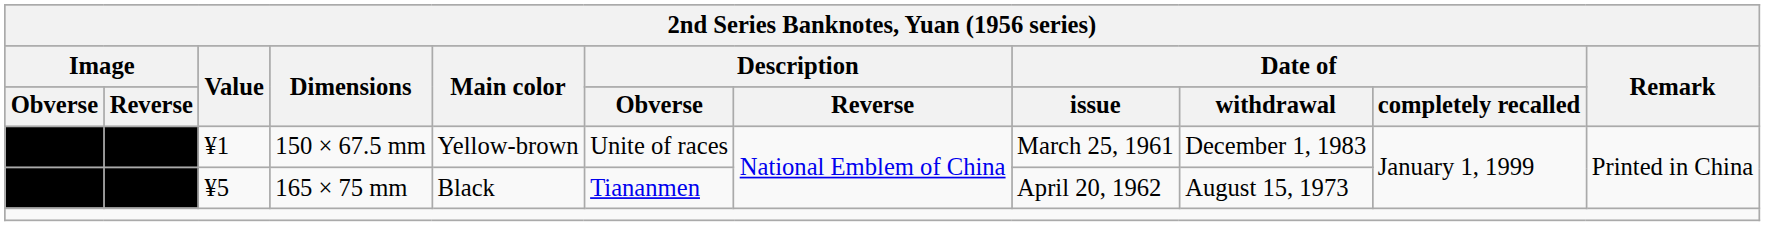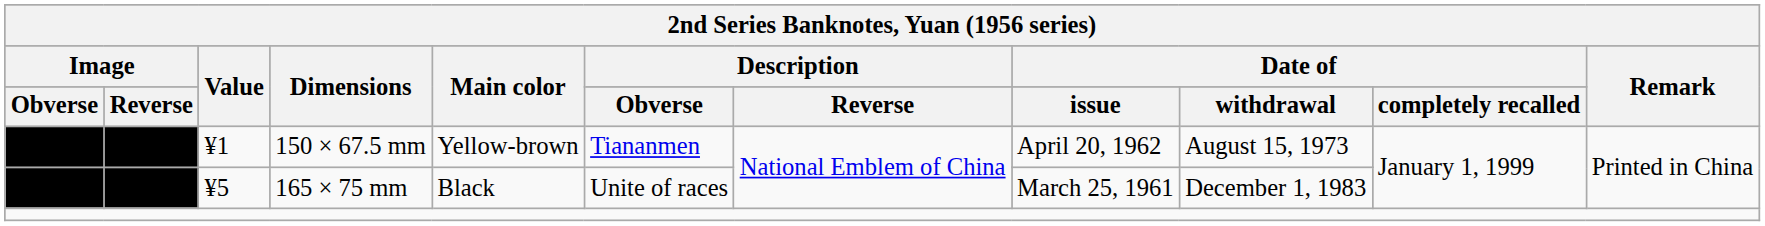(659, 147) Unite of races -> (645, 147) Tiananmen
(1095, 147) March 25, 1961 -> (1089, 147) April 20, 1962
(1276, 147) December 1, 1983 -> (1267, 147) August 15, 1973
(645, 187) Tiananmen -> (659, 187) Unite of races
(1089, 187) April 20, 1962 -> (1095, 187) March 25, 1961
(1267, 187) August 15, 1973 -> (1276, 187) December 1, 1983
